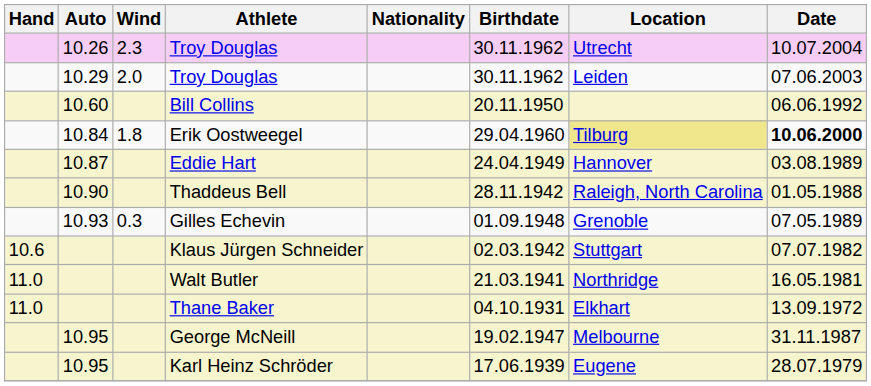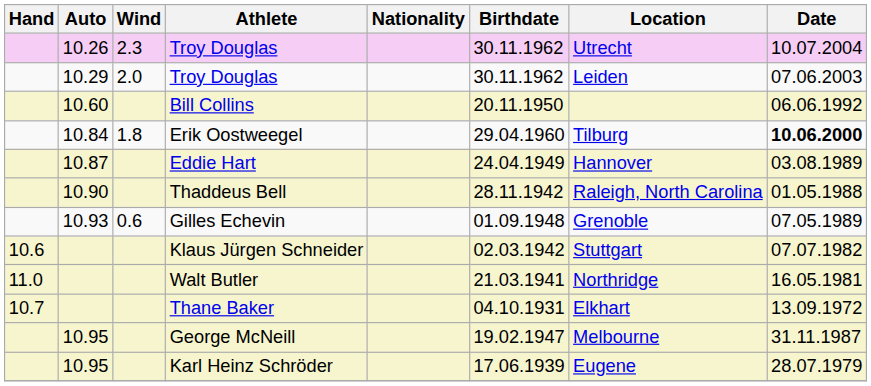(601, 134) khaki background -> (601, 134) no background
(130, 221) 0.3 -> (130, 221) 0.6
(26, 308) 11.0 -> (27, 308) 10.7
